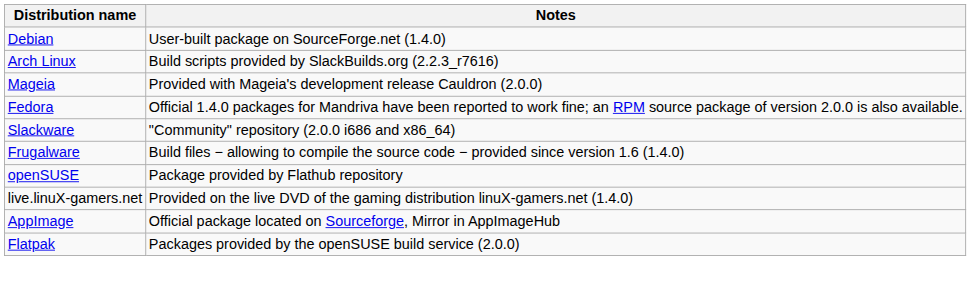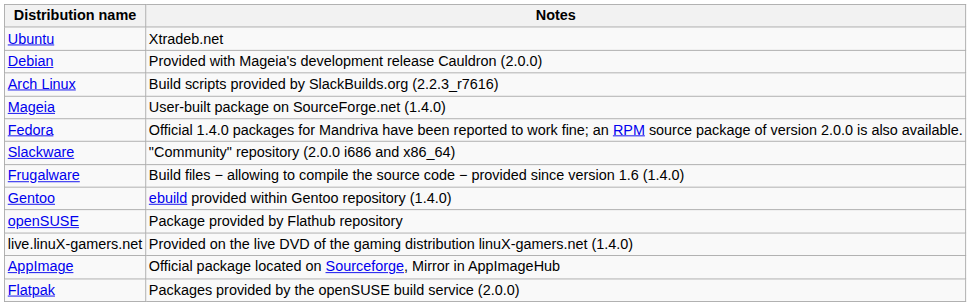+ row: (31, 38)
(297, 38) User-built package on SourceForge.net (1.4.0) -> (346, 61) Provided with Mageia's development release Cauldron (2.0.0)
(346, 84) Provided with Mageia's development release Cauldron (2.0.0) -> (297, 107) User-built package on SourceForge.net (1.4.0)
+ row: (31, 198)
